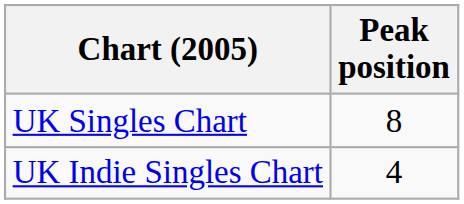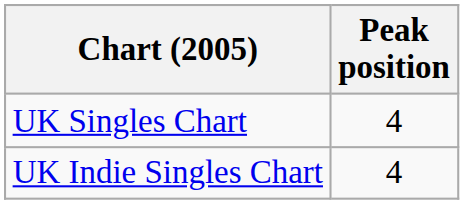(394, 119) 8 -> (394, 119) 4
